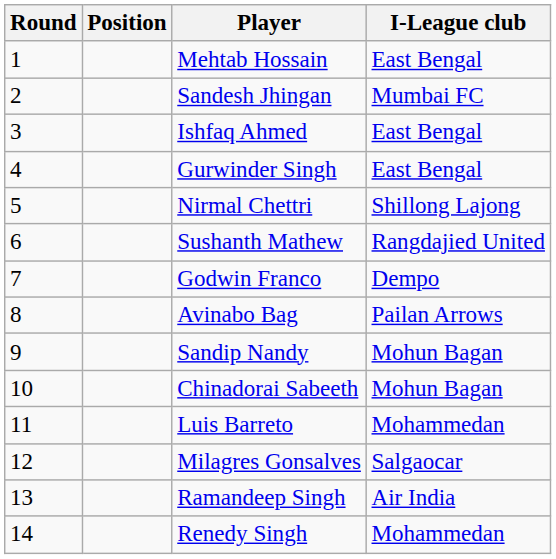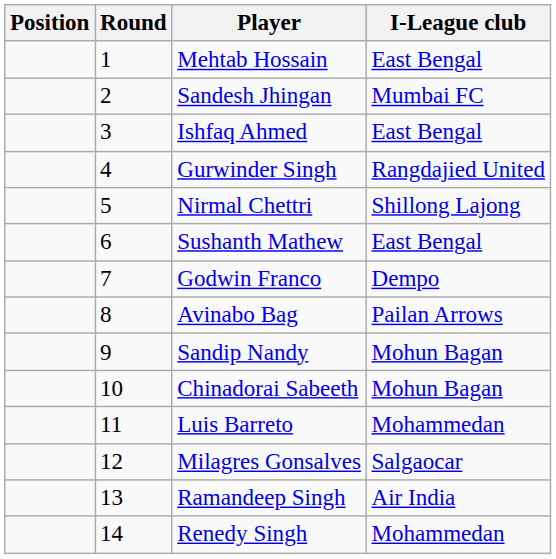columns swapped: (43, 22) <-> (127, 22)
(427, 168) East Bengal -> (458, 168) Rangdajied United
(458, 242) Rangdajied United -> (427, 242) East Bengal
